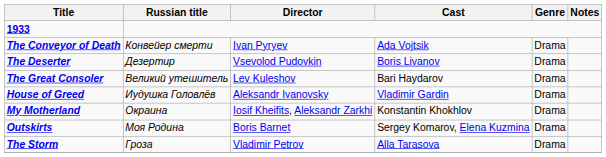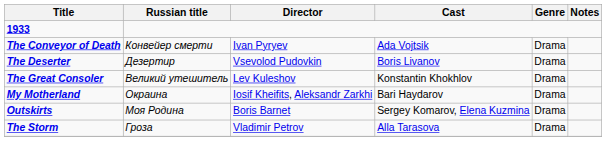(410, 78) Bari Haydarov -> (425, 78) Konstantin Khokhlov
- row: (45, 95)
(425, 111) Konstantin Khokhlov -> (410, 95) Bari Haydarov
